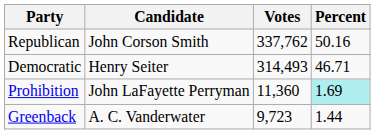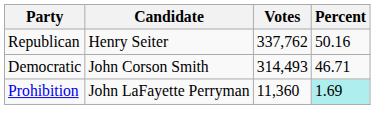(149, 41) John Corson Smith -> (128, 41) Henry Seiter
(128, 66) Henry Seiter -> (149, 66) John Corson Smith
- row: (42, 116)
